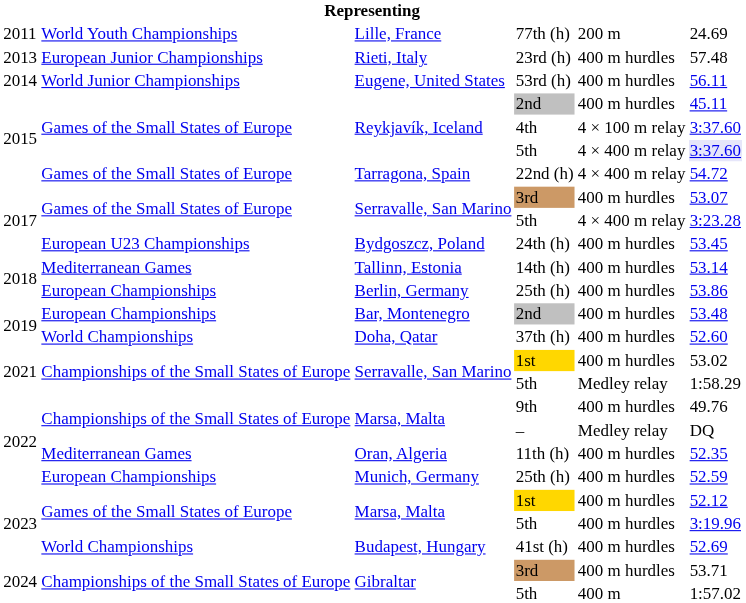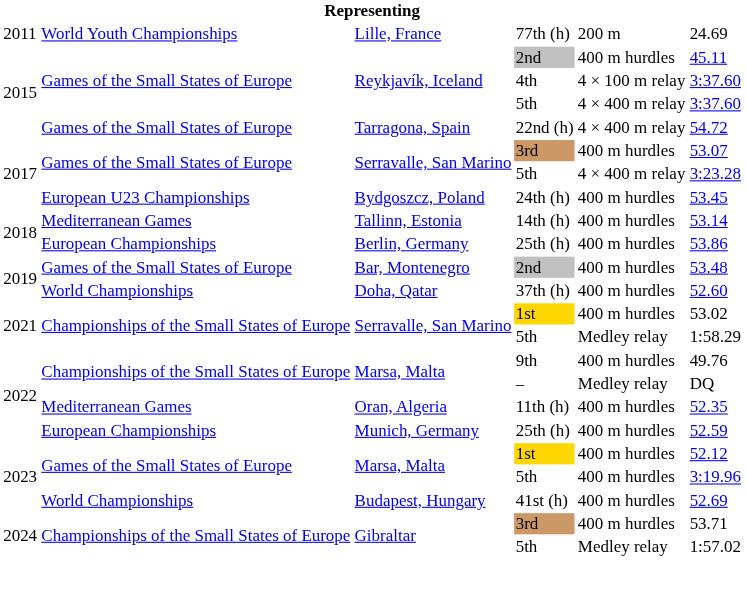- row: (20, 57)
- row: (20, 80)
(715, 150) lavender background -> (715, 103) no background
(129, 313) European Championships -> (167, 267) Games of the Small States of Europe
(599, 593) 400 m -> (623, 547) Medley relay
